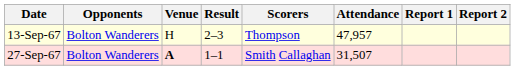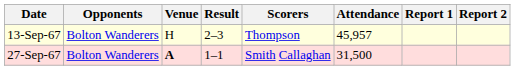(354, 34) 47,957 -> (354, 34) 45,957
(354, 55) 31,507 -> (354, 55) 31,500
